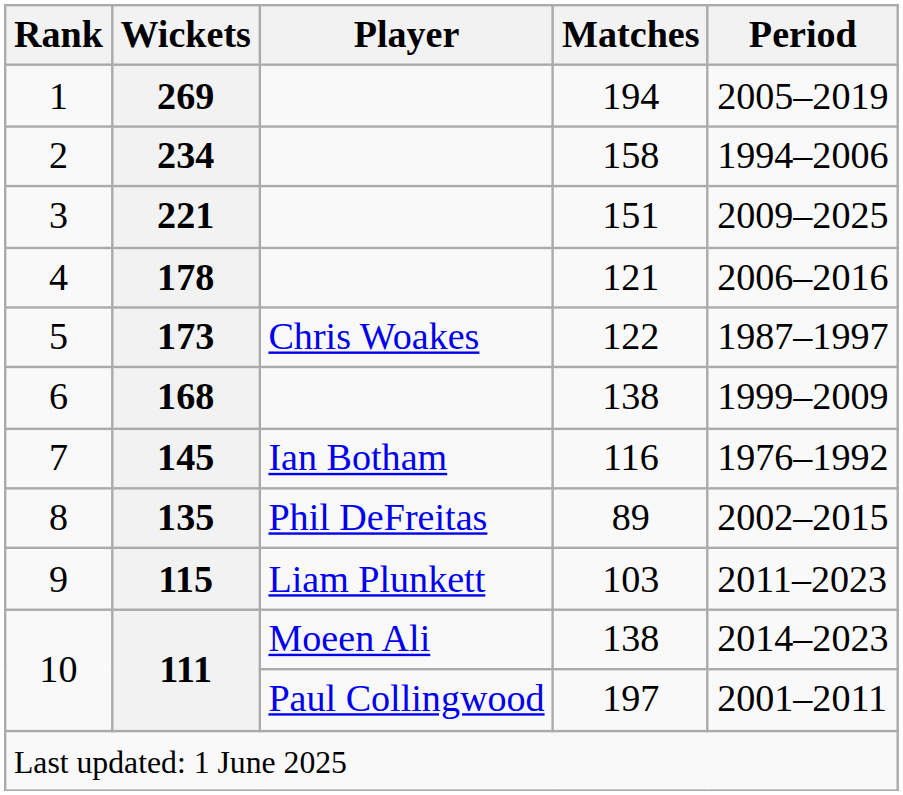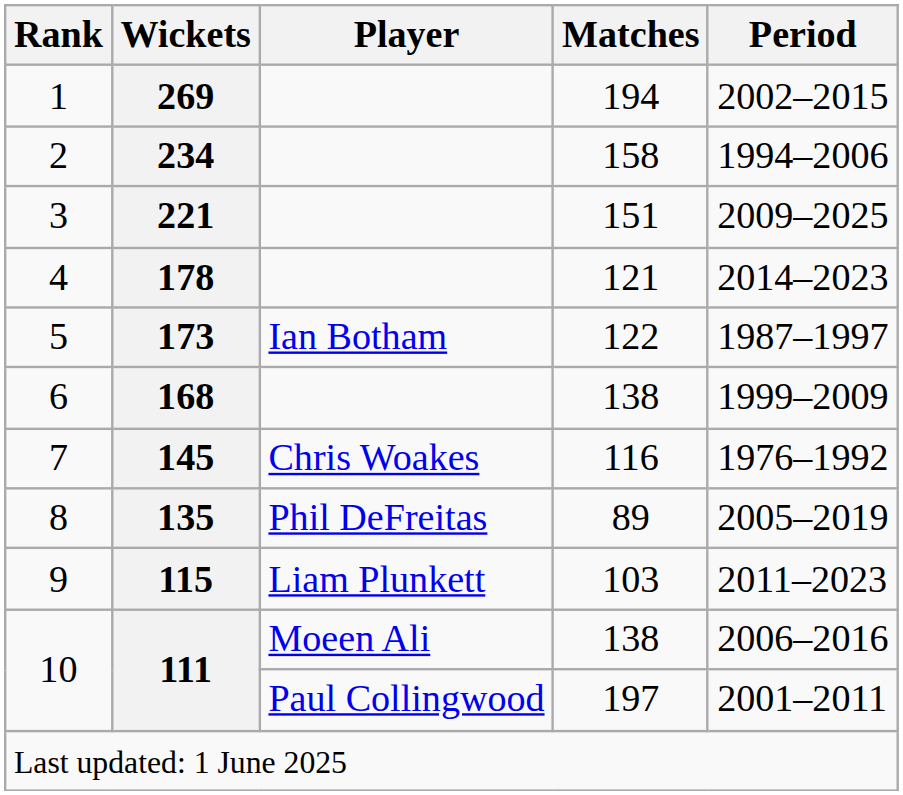(803, 95) 2005–2019 -> (803, 95) 2002–2015
(803, 276) 2006–2016 -> (803, 276) 2014–2023
(374, 336) Chris Woakes -> (358, 336) Ian Botham
(358, 457) Ian Botham -> (374, 457) Chris Woakes
(803, 517) 2002–2015 -> (803, 517) 2005–2019
(803, 638) 2014–2023 -> (803, 638) 2006–2016
